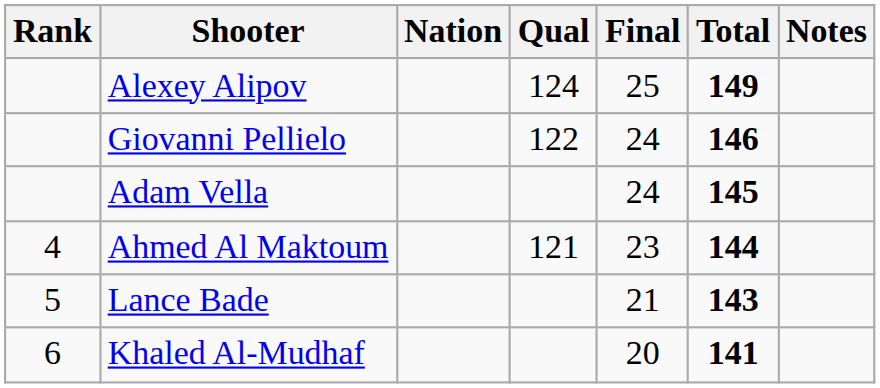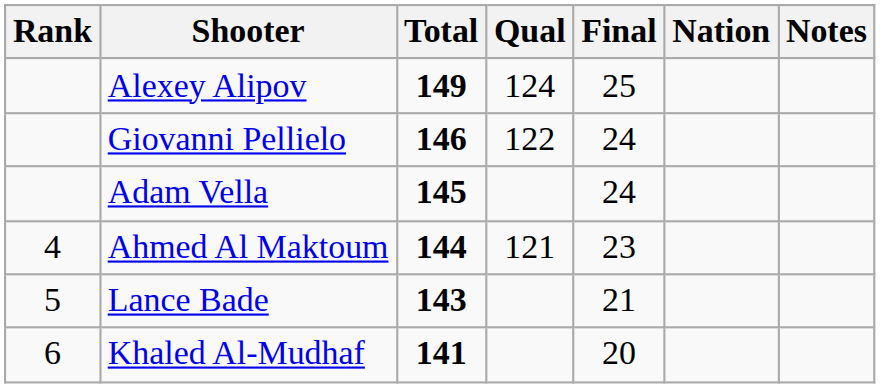columns swapped: (453, 31) <-> (733, 31)
